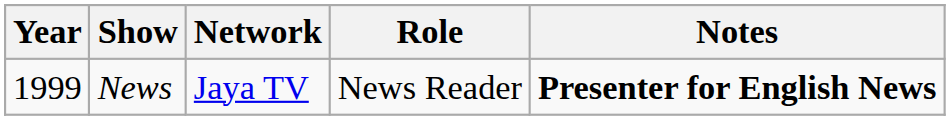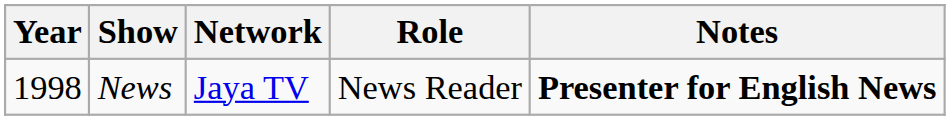(47, 86) 1999 -> (47, 86) 1998
